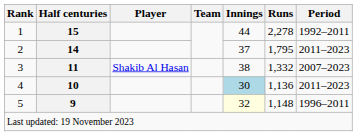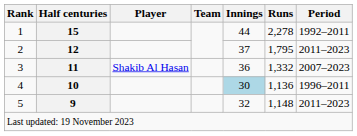(73, 49) 14 -> (73, 49) 12
(244, 67) 38 -> (244, 67) 36
(324, 85) 2011–2023 -> (324, 85) 1996–2011
(244, 103) lightyellow background -> (244, 103) no background
(324, 103) 1996–2011 -> (324, 103) 2011–2023
